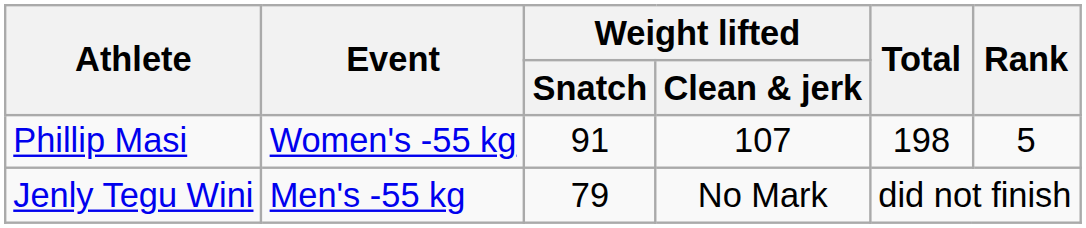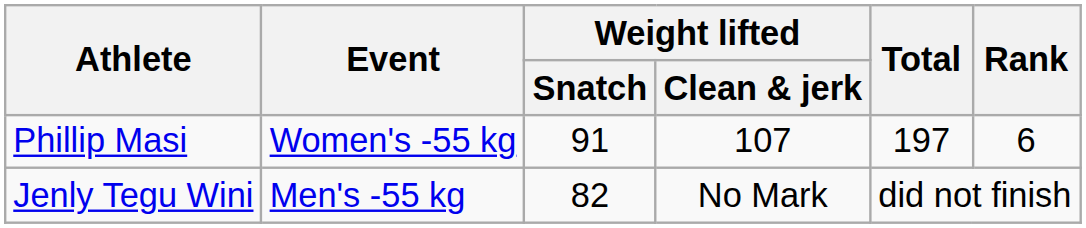(921, 142) 198 -> (921, 142) 197
(1026, 142) 5 -> (1026, 142) 6
(590, 196) 79 -> (590, 196) 82
